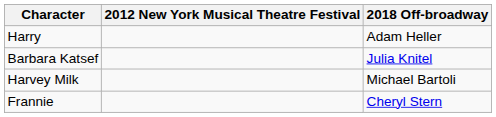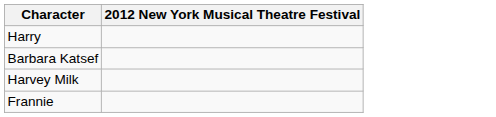- column: (427, 15)
